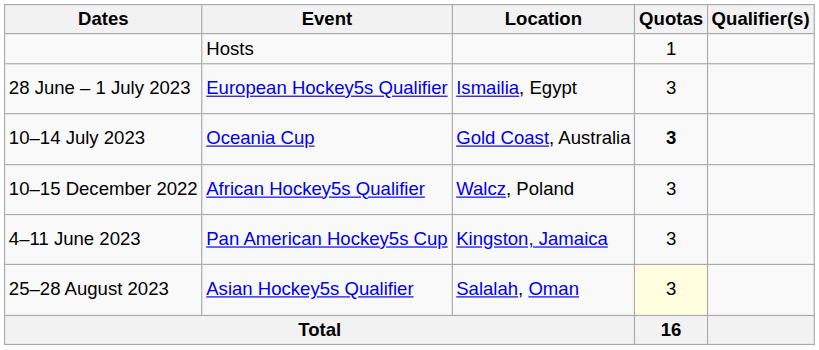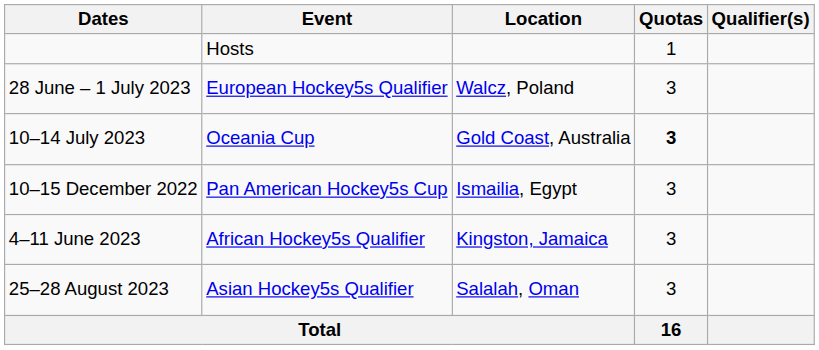(517, 88) Ismailia, Egypt -> (515, 88) Walcz, Poland
(316, 189) African Hockey5s Qualifier -> (327, 189) Pan American Hockey5s Cup
(515, 189) Walcz, Poland -> (517, 189) Ismailia, Egypt
(327, 239) Pan American Hockey5s Cup -> (316, 239) African Hockey5s Qualifier
(671, 289) lightyellow background -> (671, 289) no background
